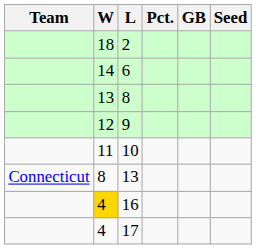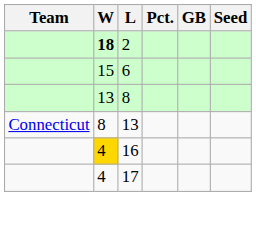(106, 44) normal -> (106, 44) bold
(106, 71) 14 -> (106, 71) 15
- row: (126, 124)
- row: (130, 151)
